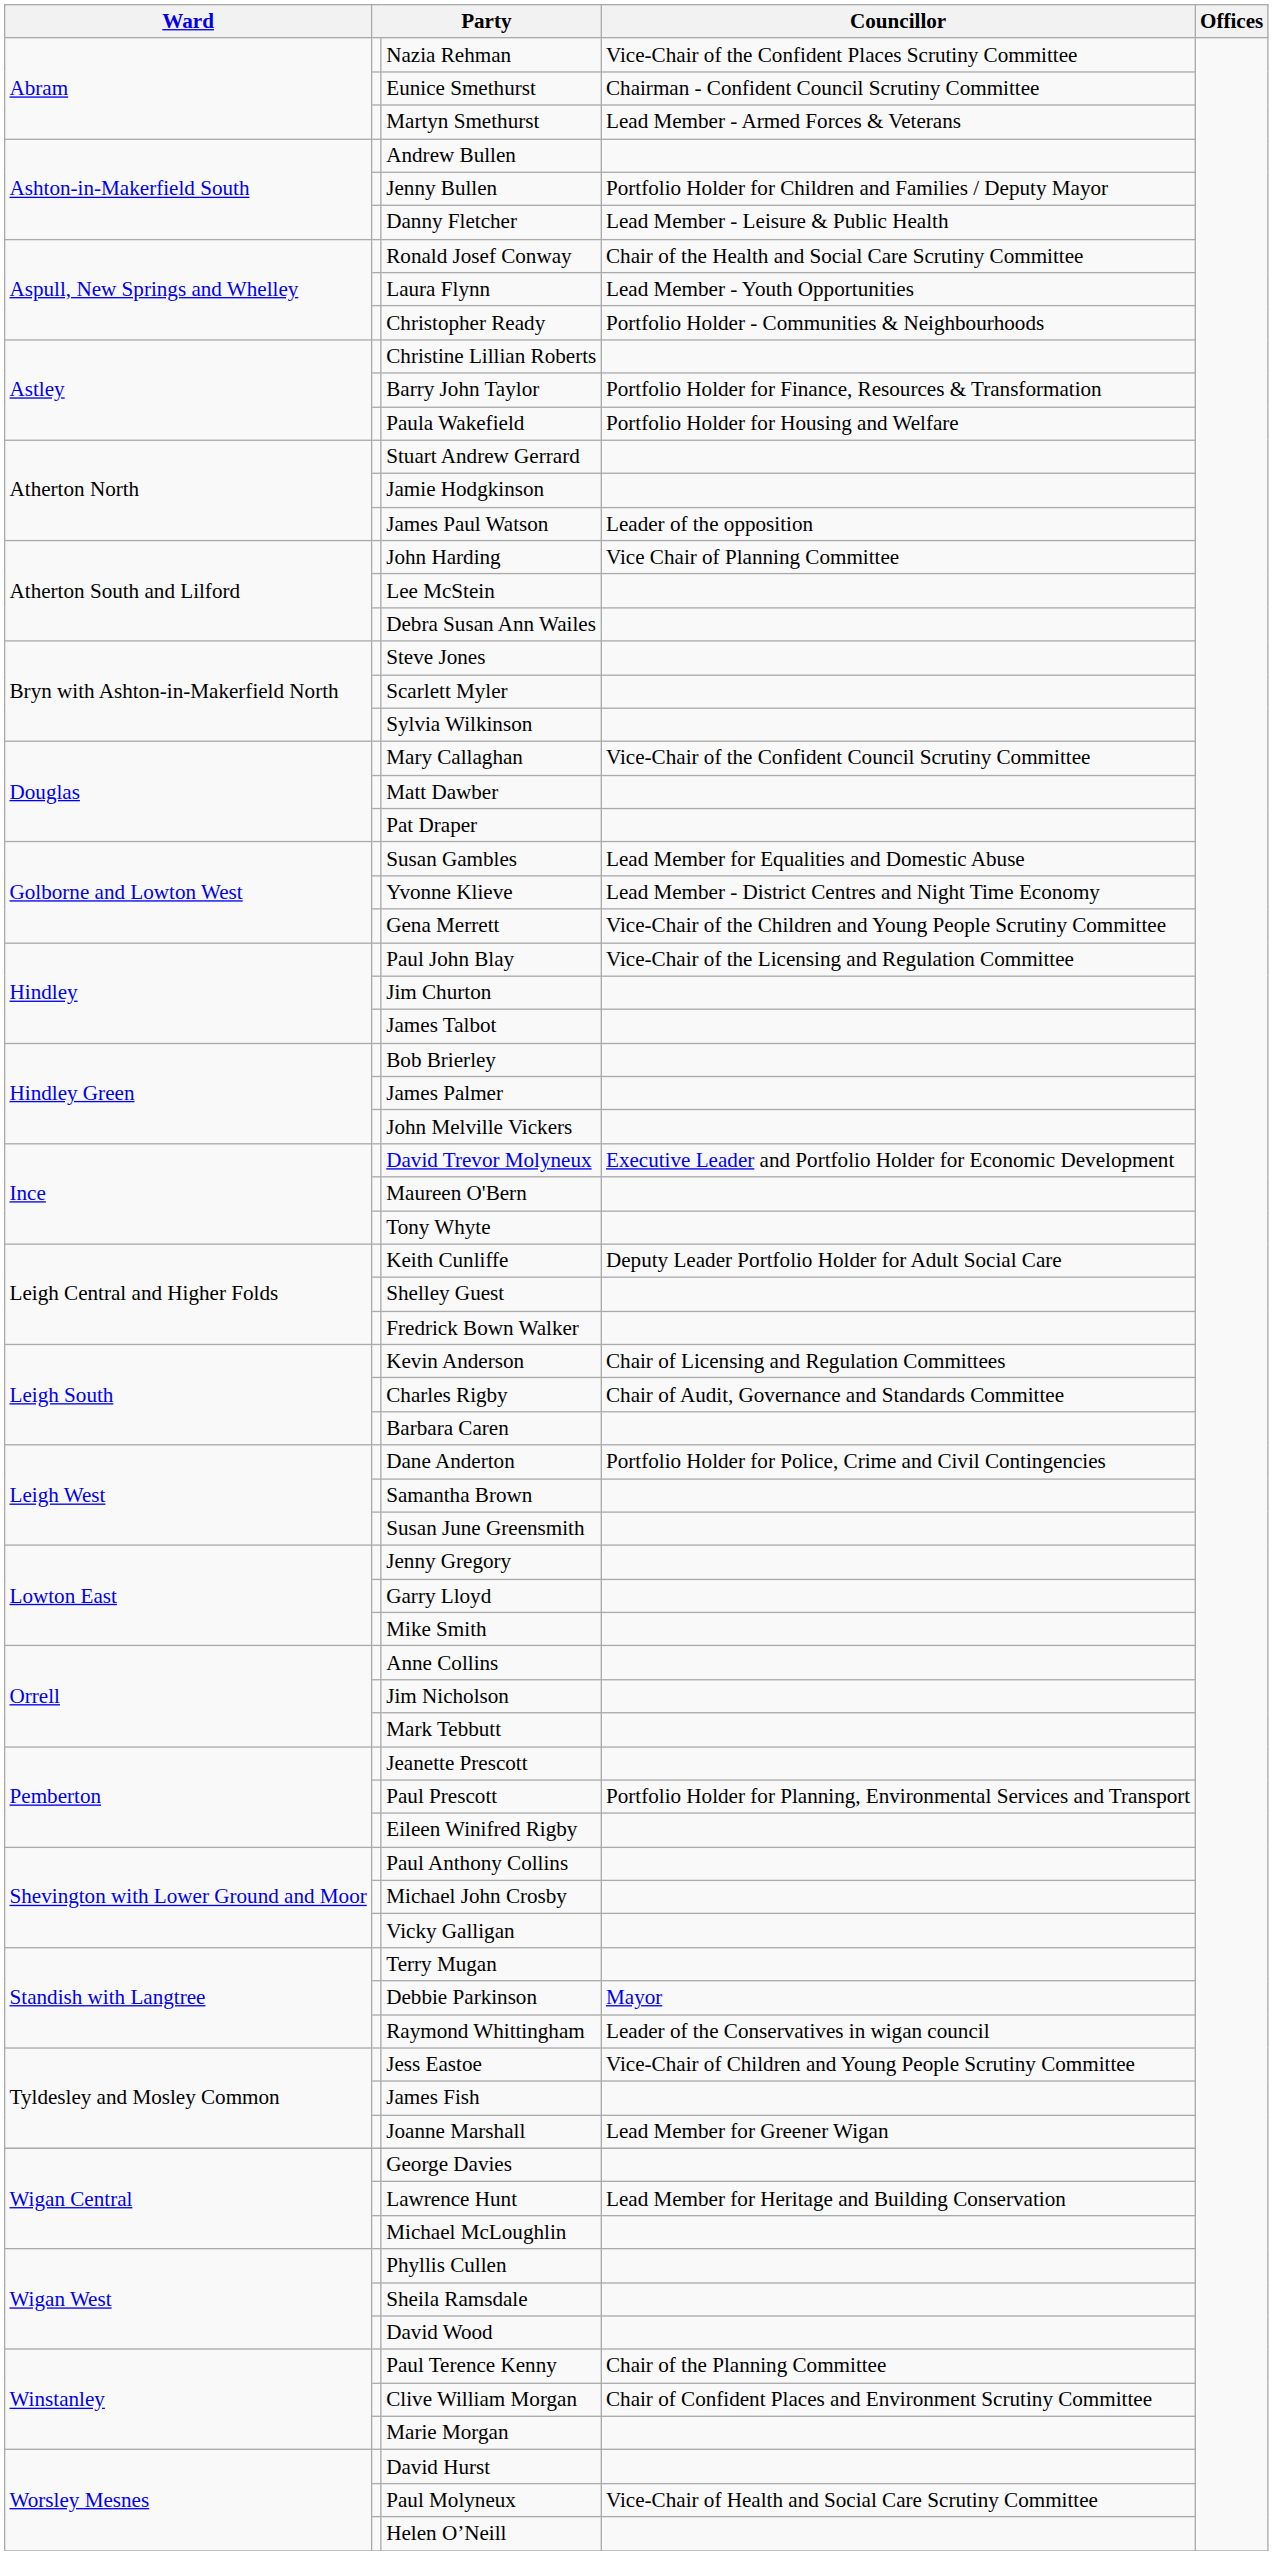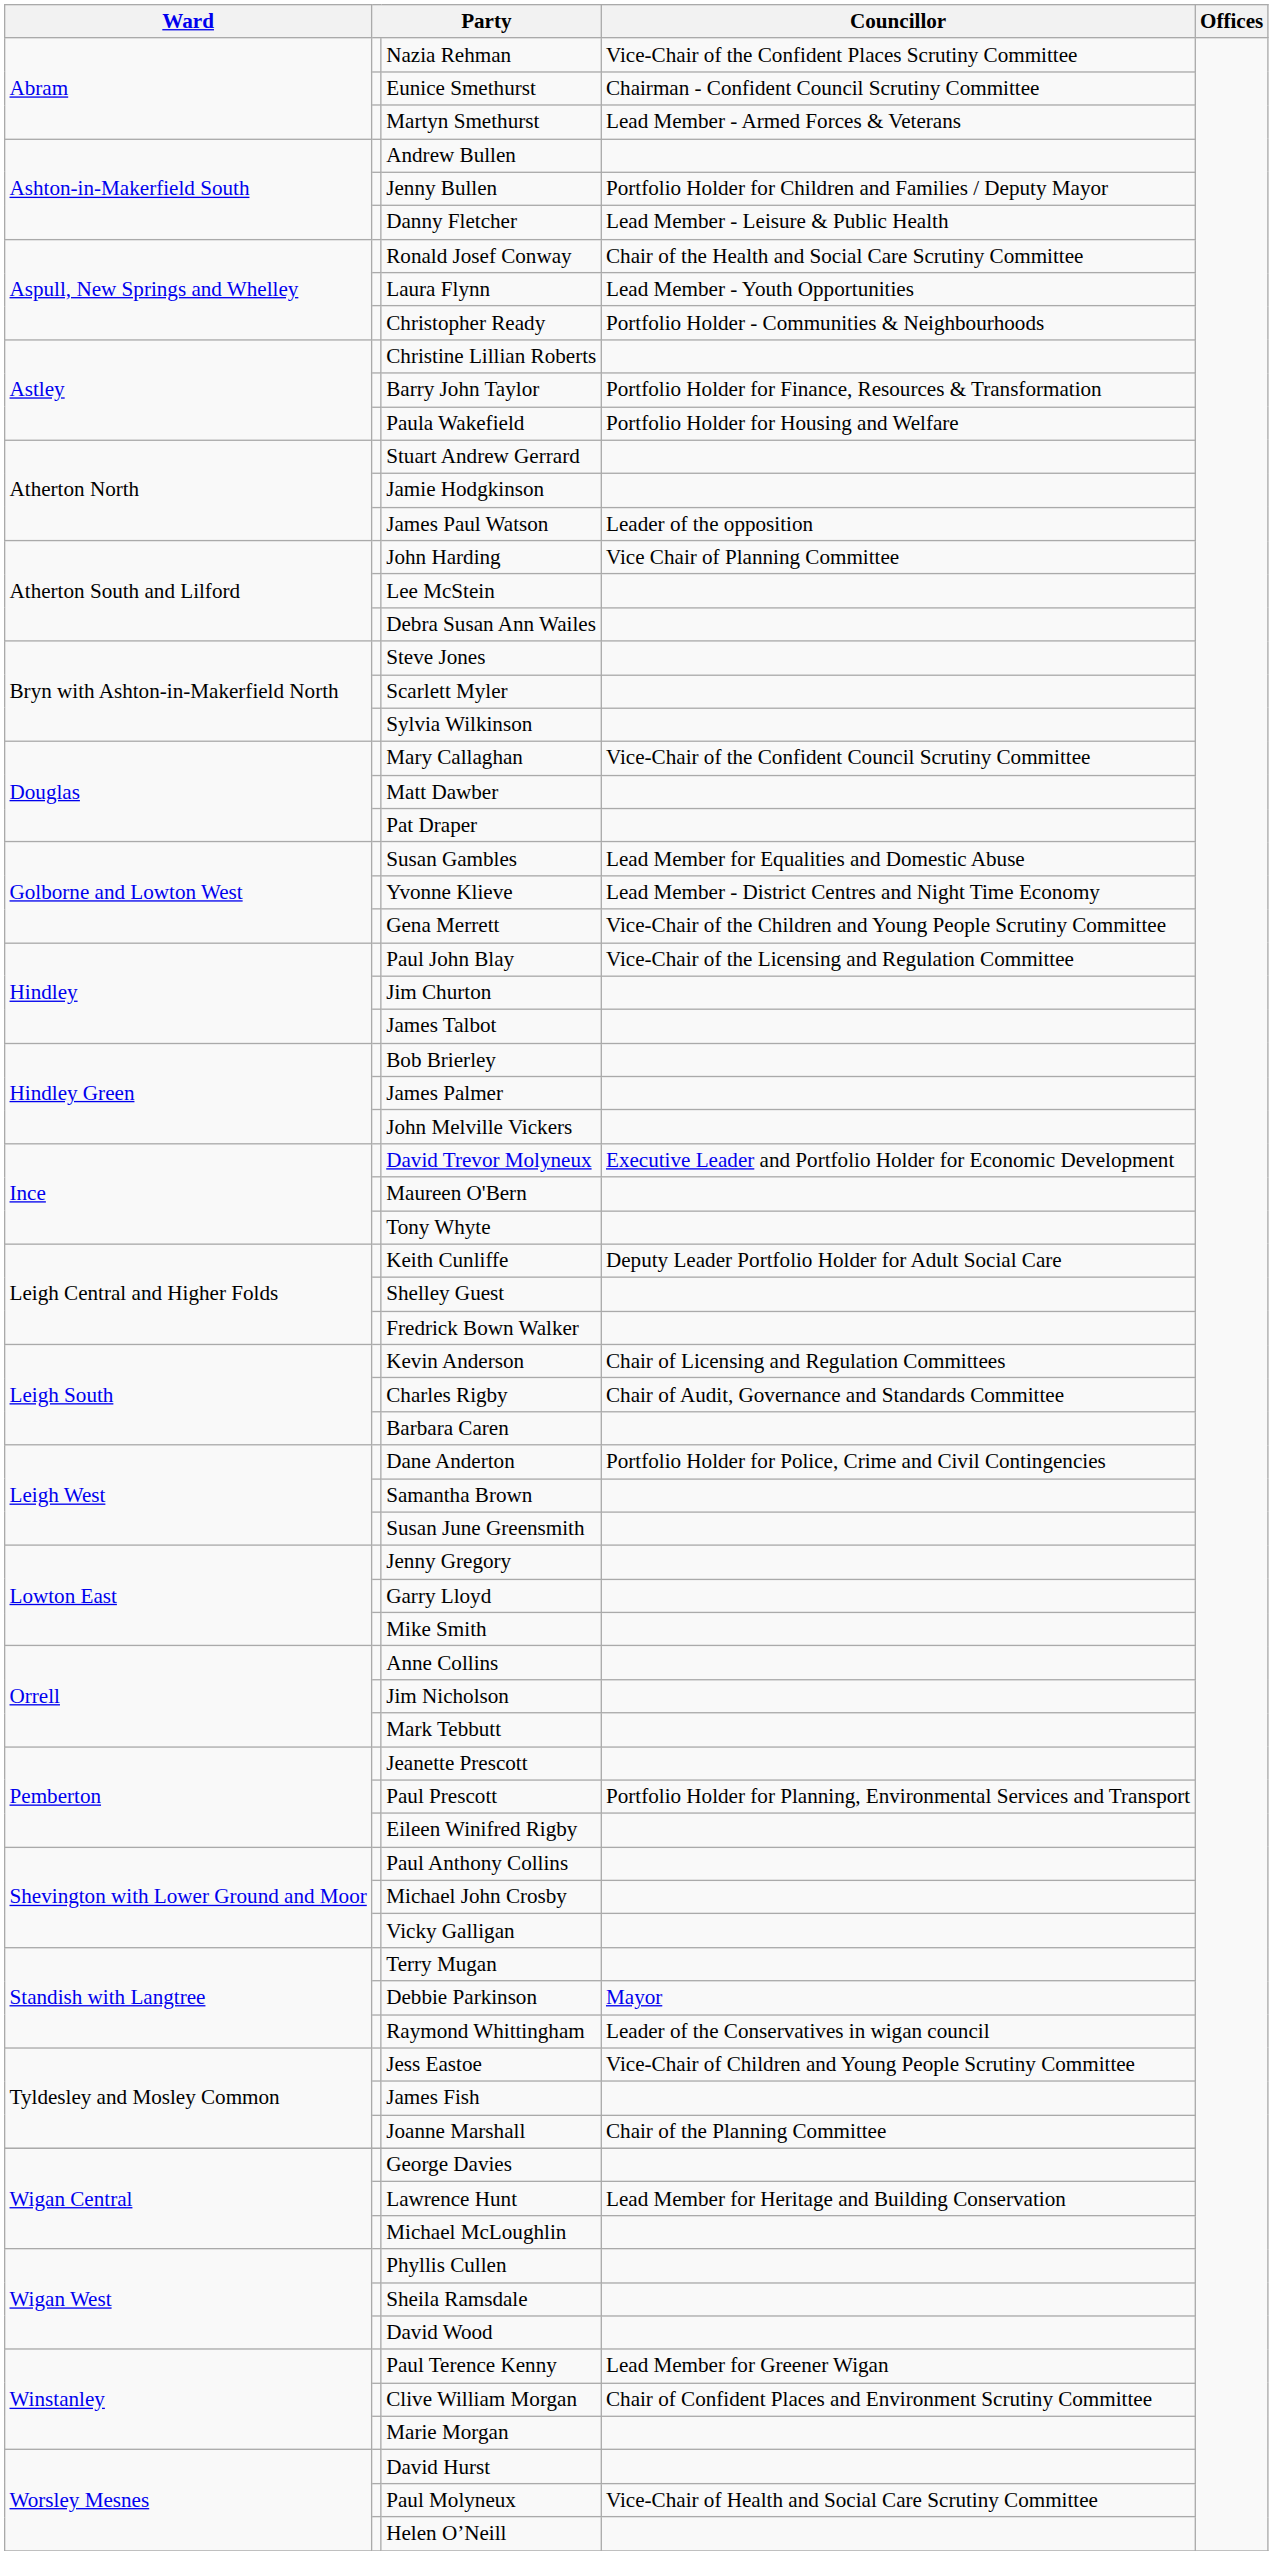(747, 2131) Lead Member for Greener Wigan -> (746, 2131) Chair of the Planning Committee
(746, 2365) Chair of the Planning Committee -> (747, 2365) Lead Member for Greener Wigan
